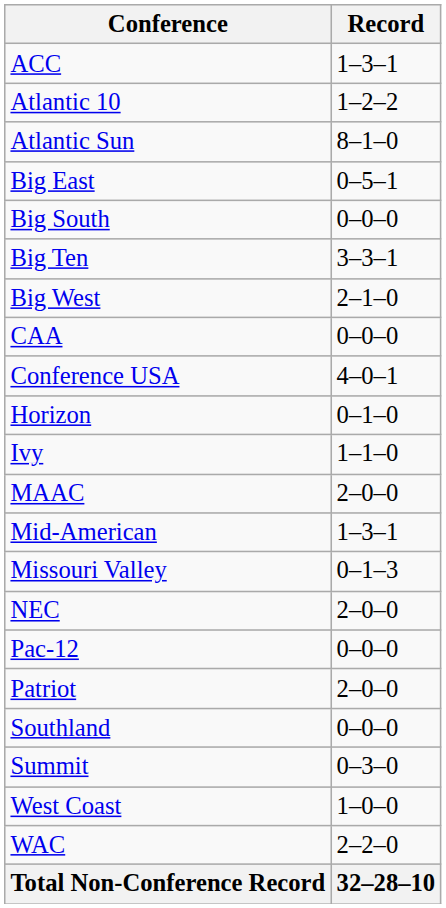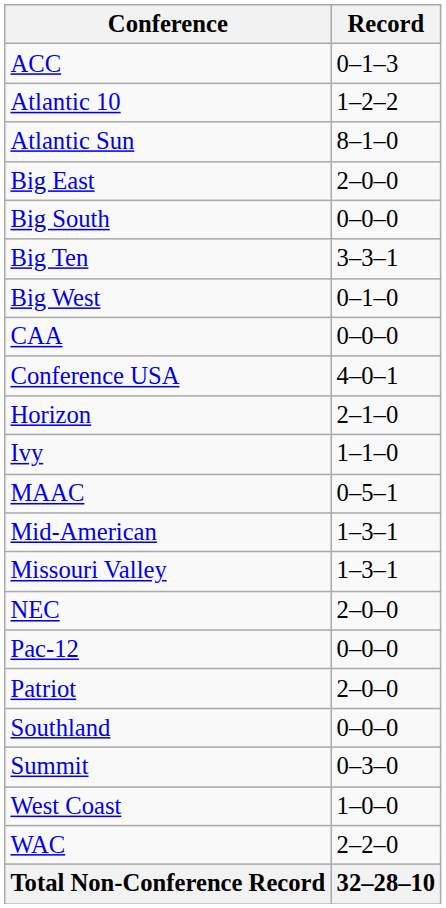(367, 63) 1–3–1 -> (367, 63) 0–1–3
(367, 180) 0–5–1 -> (367, 180) 2–0–0
(367, 297) 2–1–0 -> (367, 297) 0–1–0
(367, 414) 0–1–0 -> (367, 414) 2–1–0
(367, 492) 2–0–0 -> (367, 492) 0–5–1
(367, 571) 0–1–3 -> (367, 571) 1–3–1
